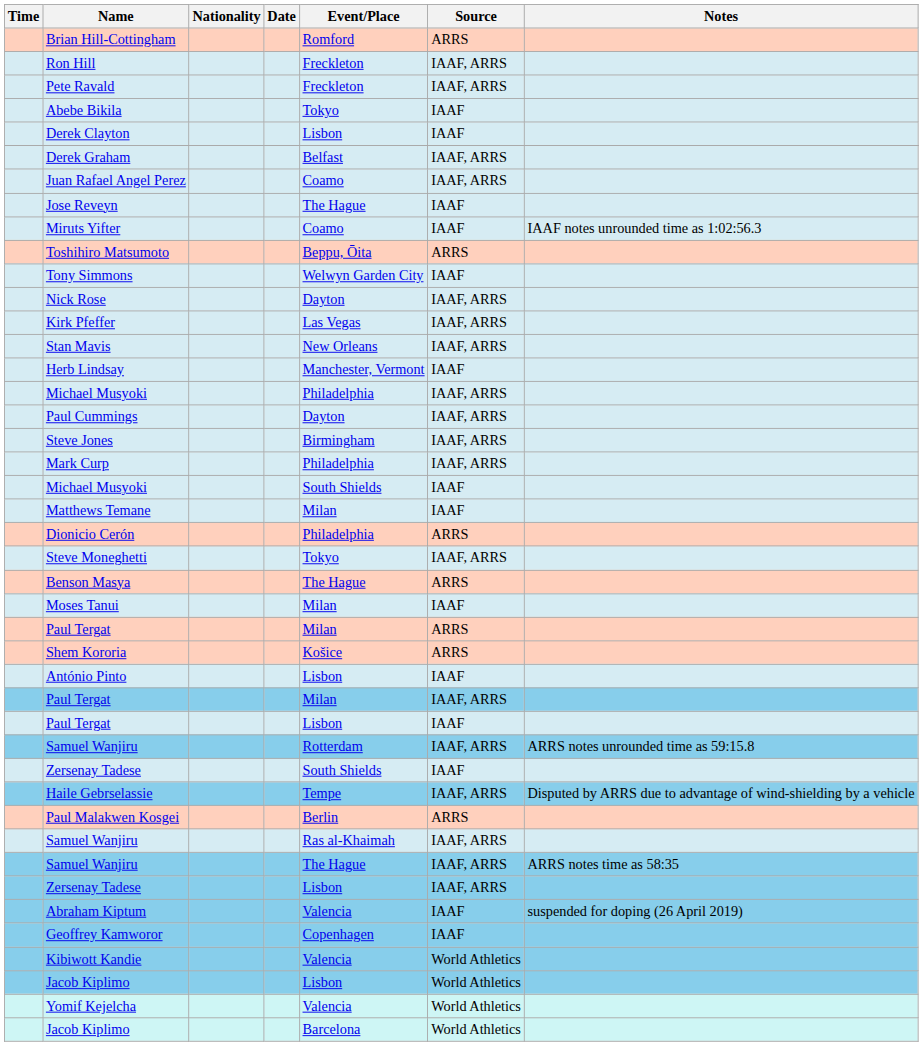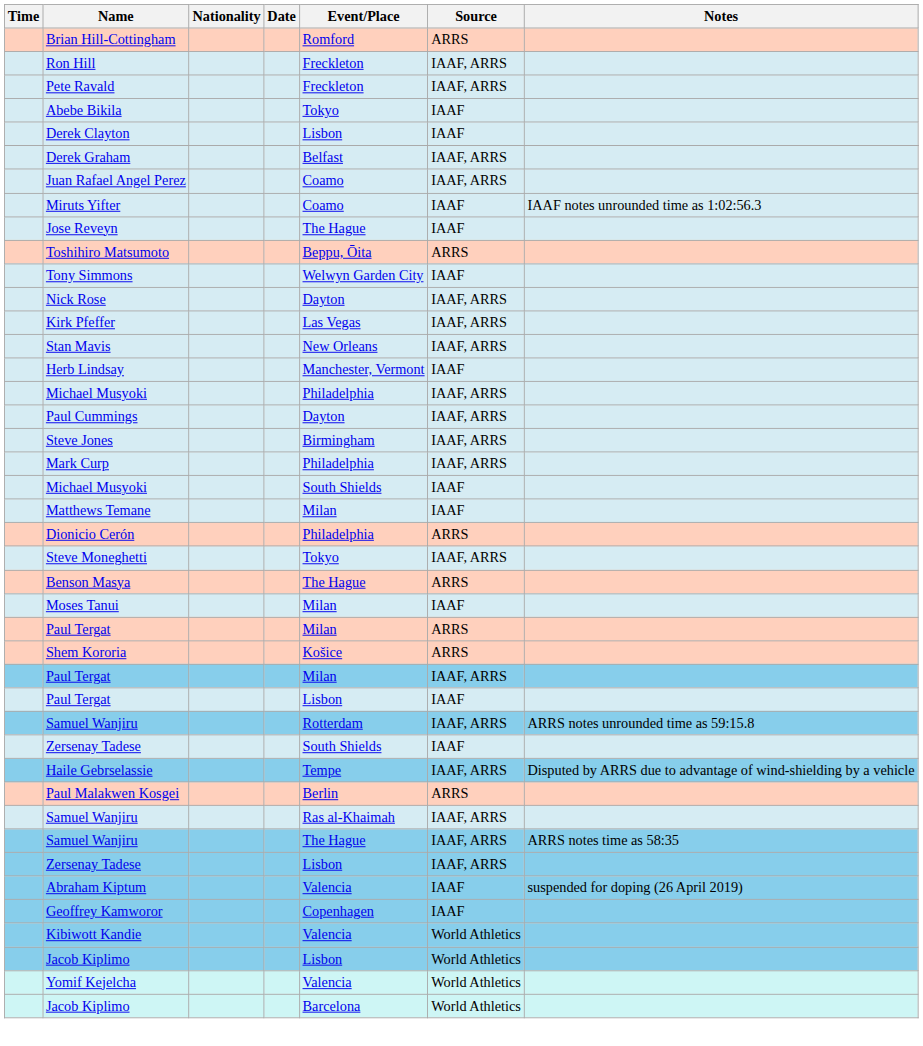rows swapped: (24, 205) <-> (24, 228)
- row: (24, 676)
